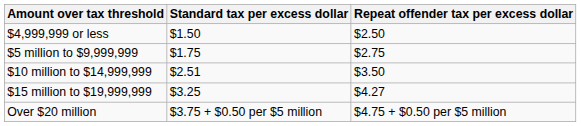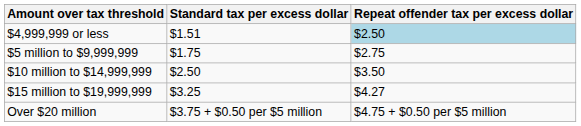(185, 33) $1.50 -> (185, 33) $1.51
(369, 33) no background -> (369, 33) lightblue background
(185, 72) $2.51 -> (185, 72) $2.50
